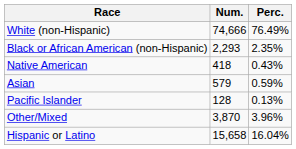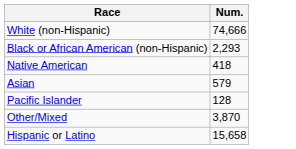- column: (270, 13)
